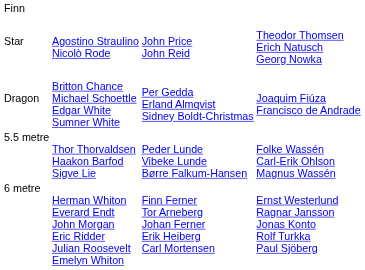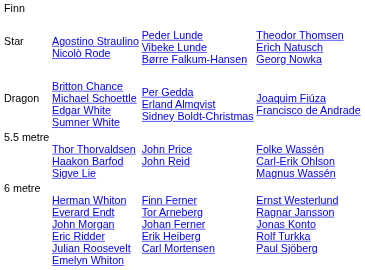(167, 48) John Price John Reid -> (194, 48) Peder Lunde Vibeke Lunde Børre Falkum-Hansen
(194, 161) Peder Lunde Vibeke Lunde Børre Falkum-Hansen -> (167, 155) John Price John Reid
